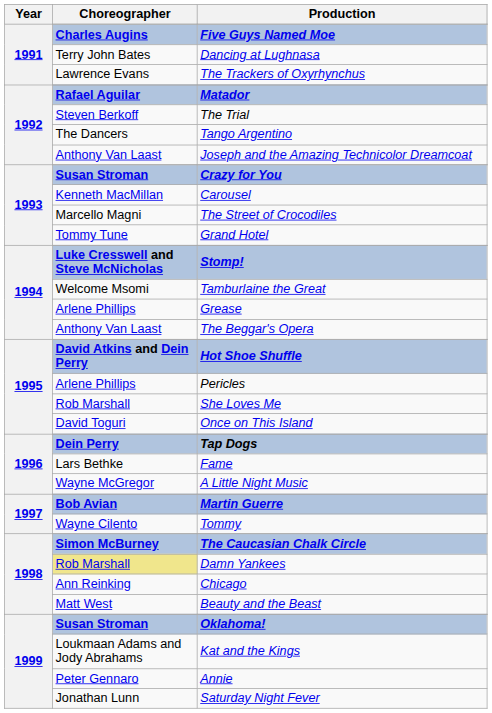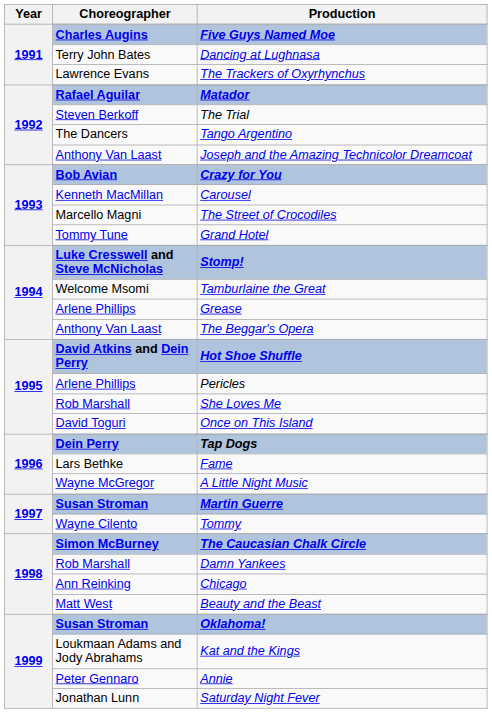(102, 174) Susan Stroman -> (86, 174) Bob Avian
(86, 504) Bob Avian -> (102, 504) Susan Stroman
(93, 564) khaki background -> (93, 564) no background
